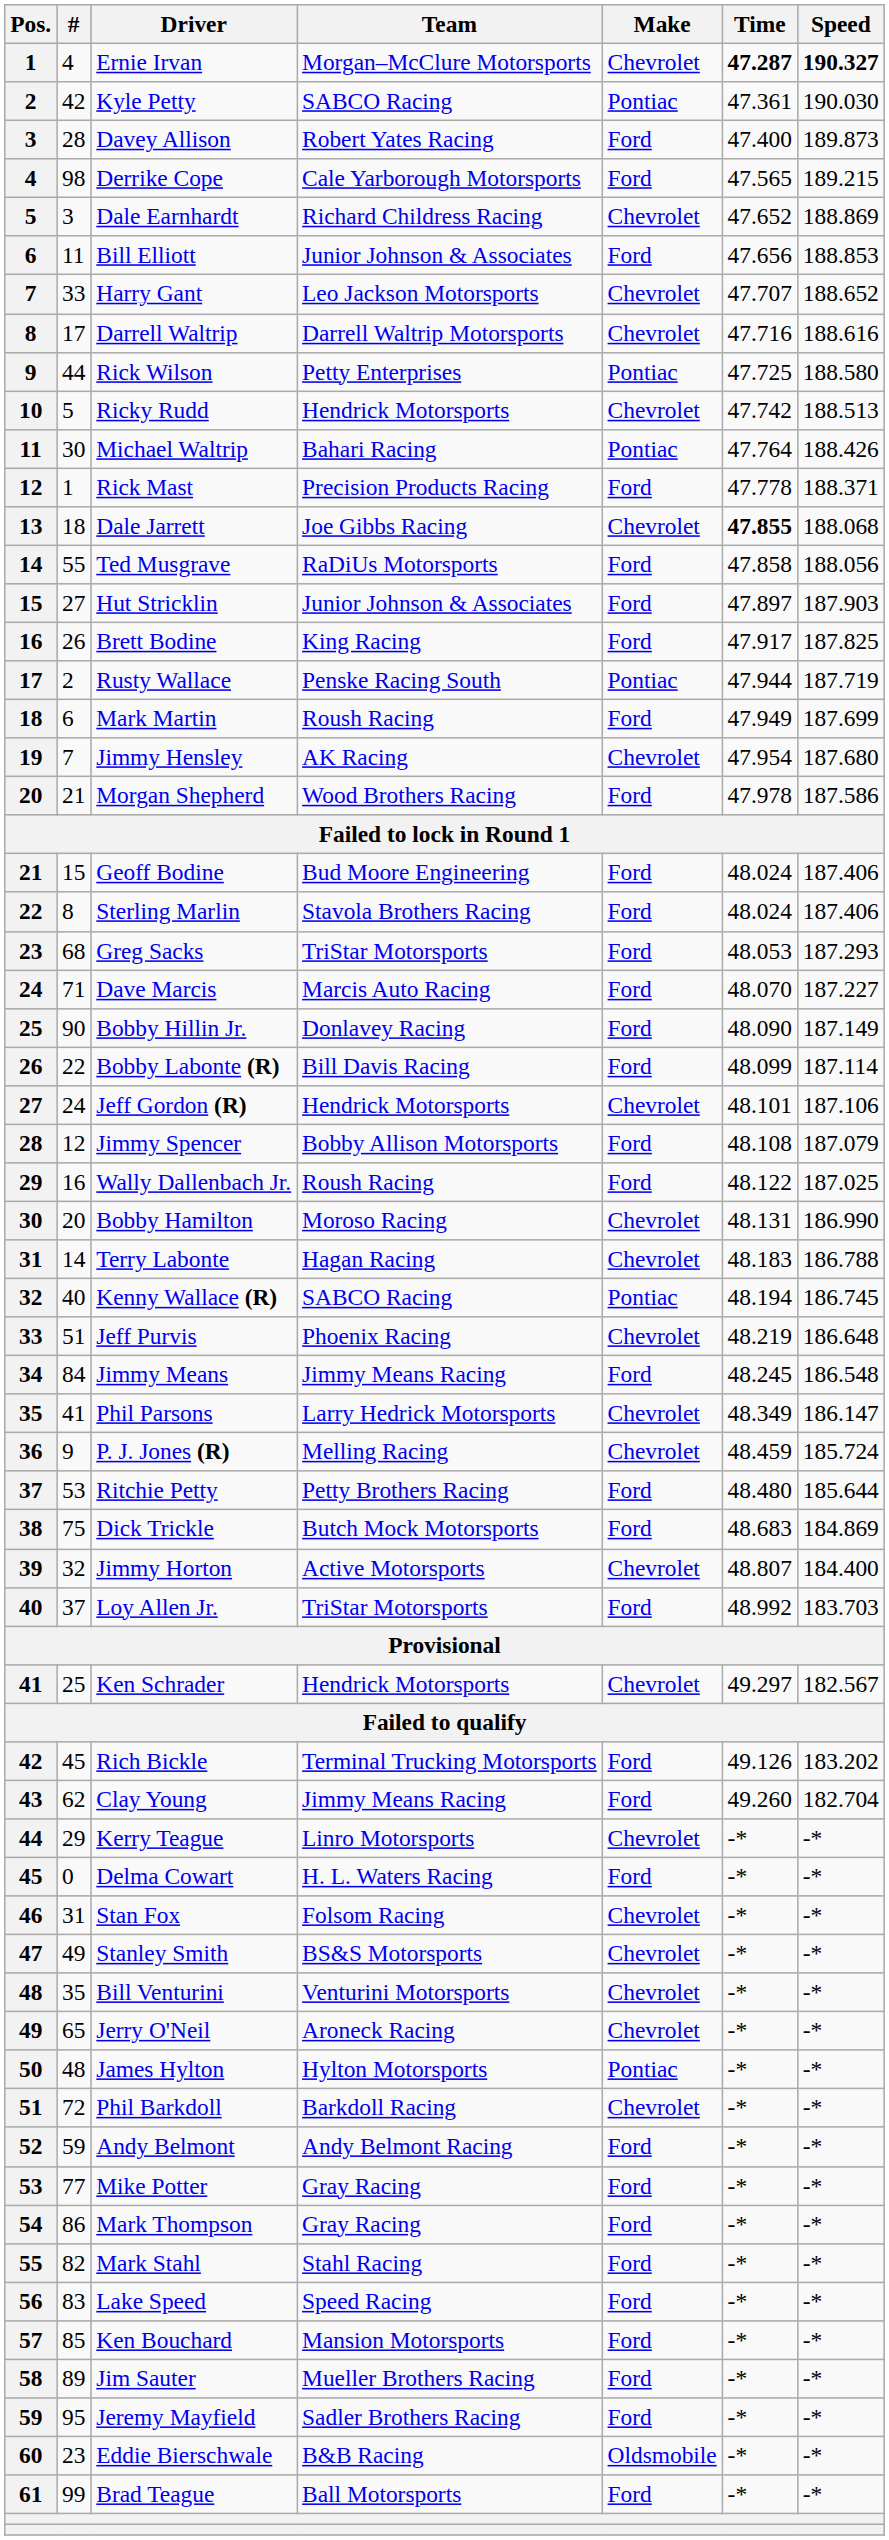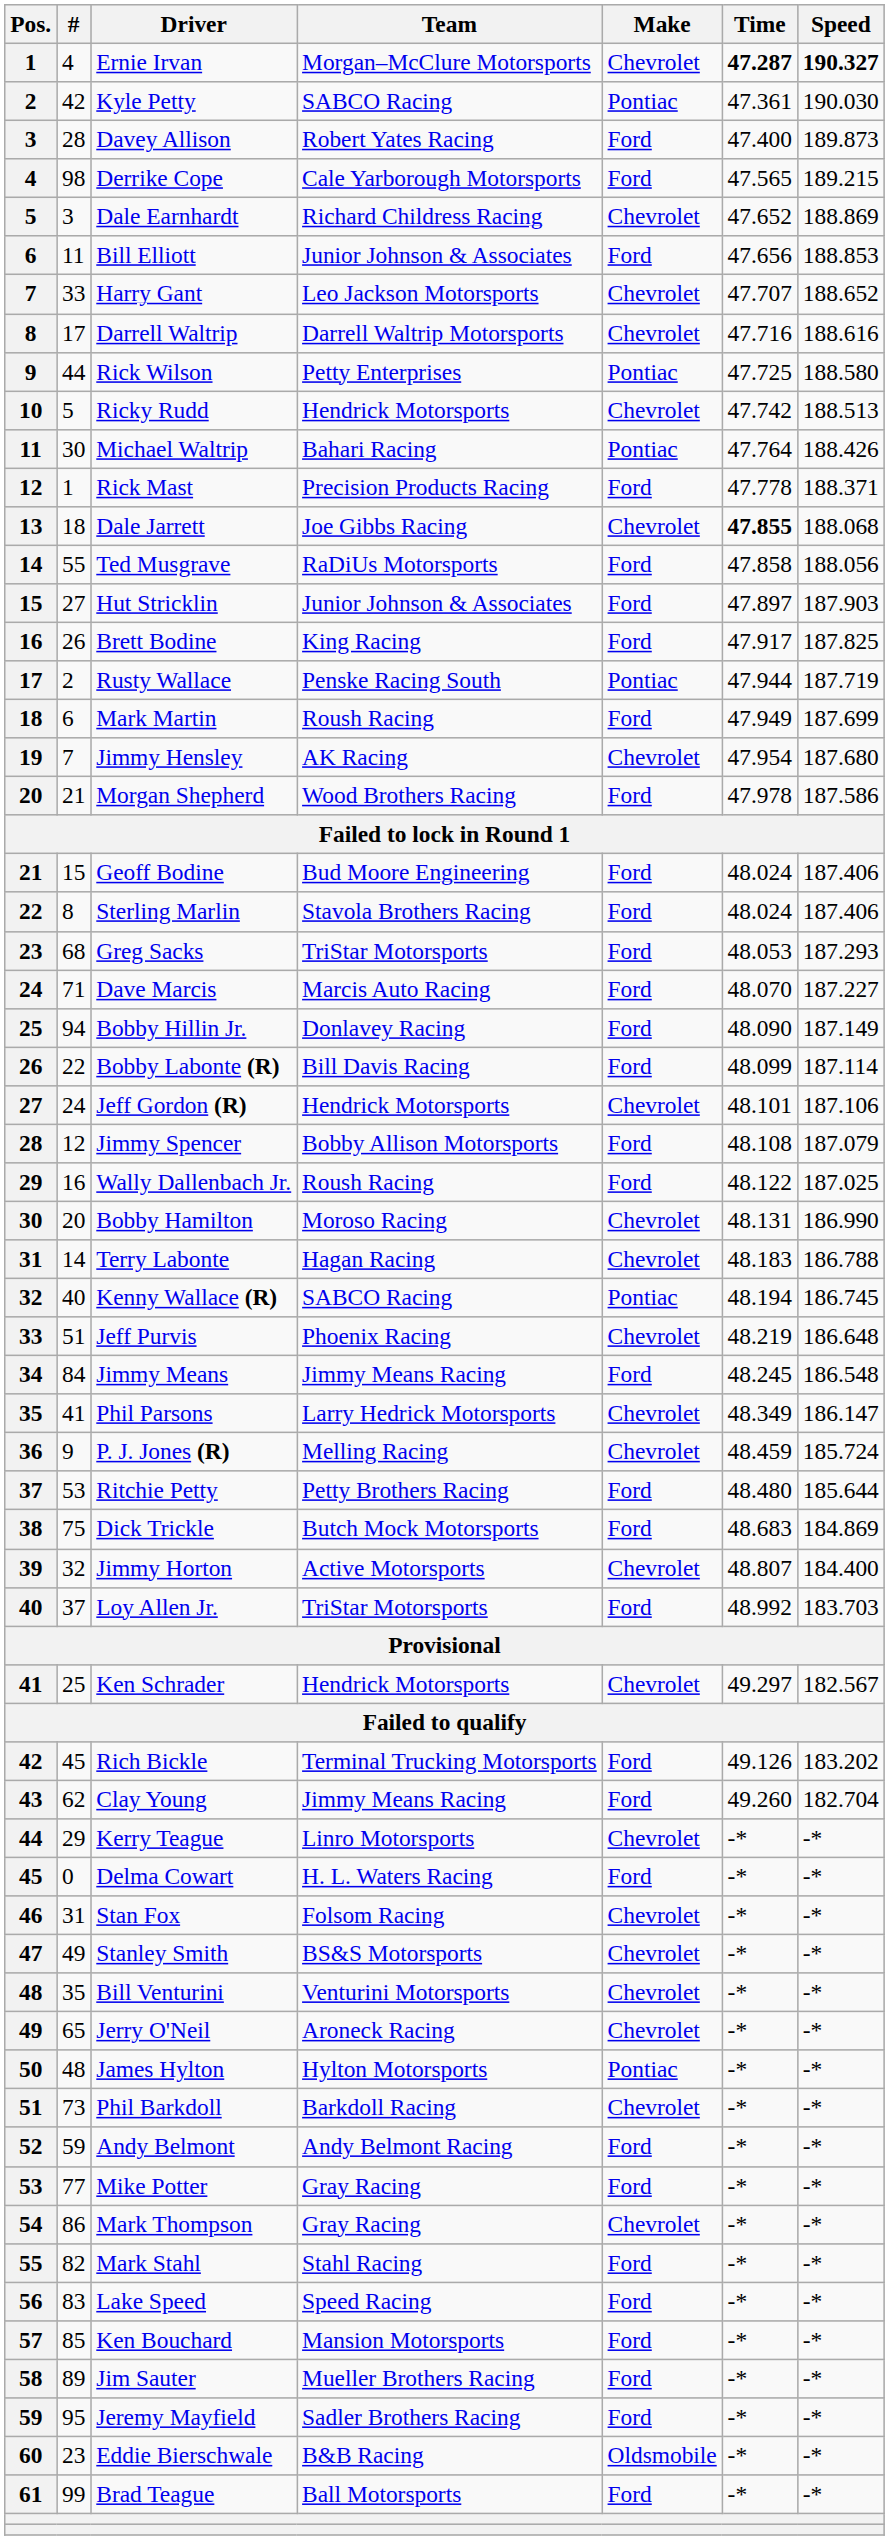(74, 1027) 90 -> (74, 1027) 94
(74, 2108) 72 -> (74, 2108) 73
(630, 2223) Ford -> (654, 2223) Chevrolet
